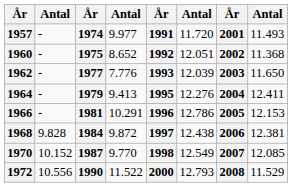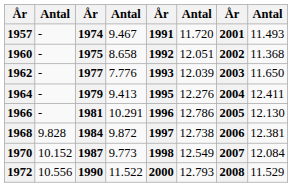(123, 34) 9.977 -> (123, 34) 9.467
(123, 53) 8.652 -> (123, 53) 8.658
(267, 113) 12.153 -> (267, 113) 12.130
(197, 133) 12.438 -> (197, 133) 12.738
(123, 152) 9.770 -> (123, 152) 9.773
(267, 152) 12.085 -> (267, 152) 12.084
